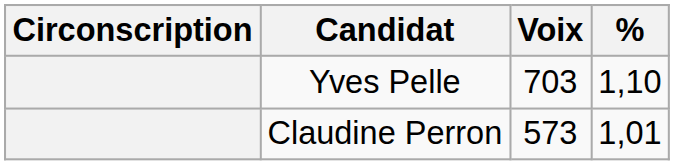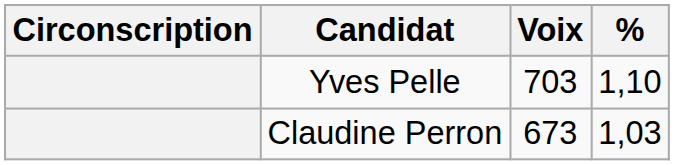(550, 133) 573 -> (550, 133) 673
(630, 133) 1,01 -> (630, 133) 1,03
